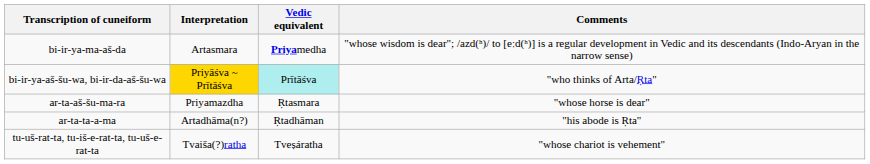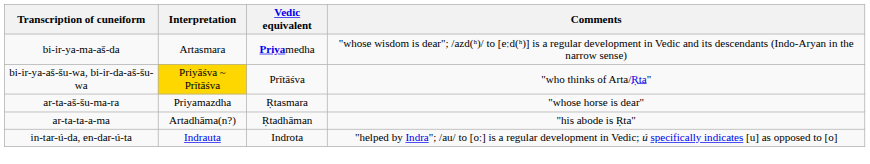(299, 79) paleturquoise background -> (287, 79) no background
- row: (87, 144)
+ row: (81, 138)
